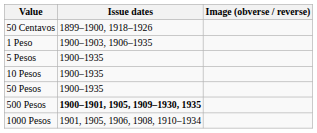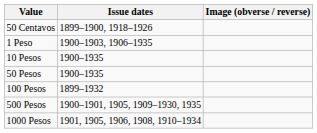- row: (21, 58)
+ row: (26, 89)
(130, 105) bold -> (130, 105) normal
